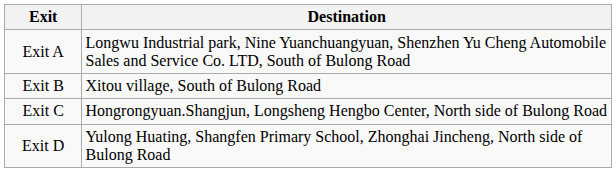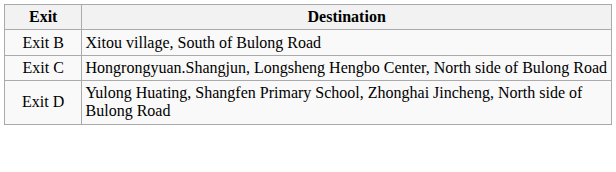- row: (43, 51)
